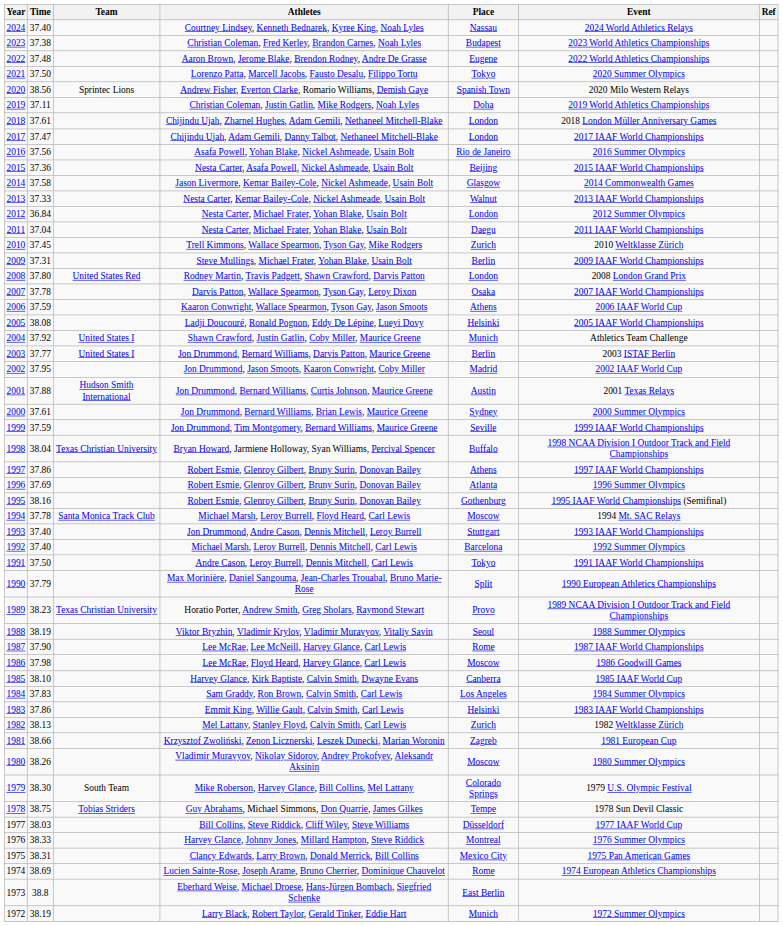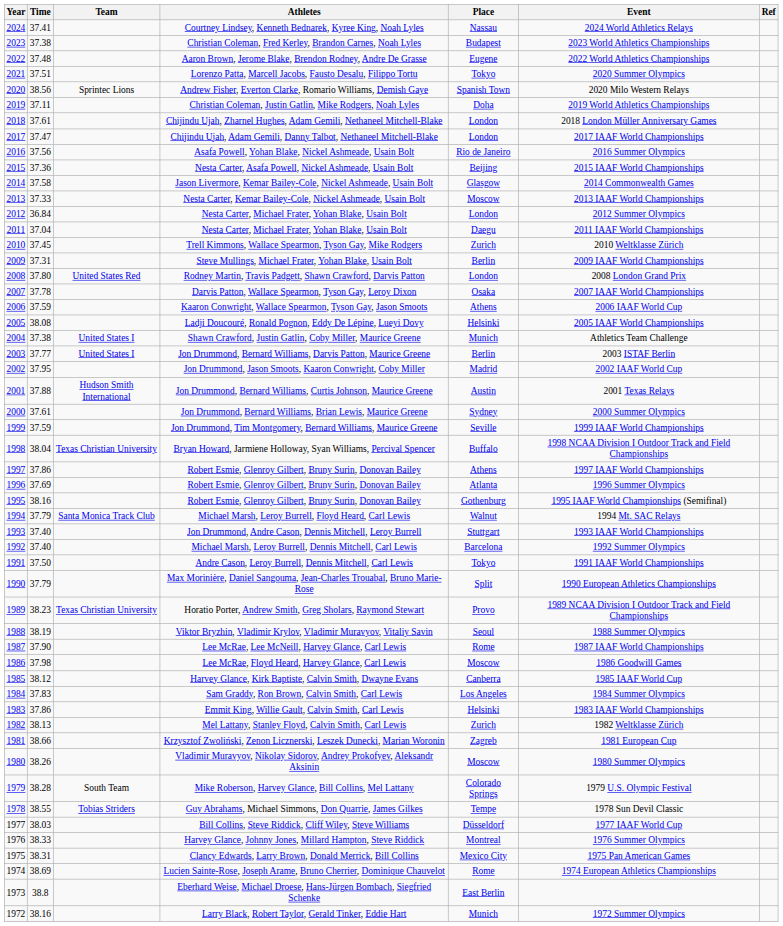(40, 27) 37.40 -> (40, 27) 37.41
(40, 74) 37.50 -> (40, 74) 37.51
(483, 198) Walnut -> (483, 198) Moscow
(40, 338) 37.92 -> (40, 338) 37.38
(40, 516) 37.78 -> (40, 516) 37.79
(483, 516) Moscow -> (483, 516) Walnut
(40, 678) 38.10 -> (40, 678) 38.12
(40, 788) 38.30 -> (40, 788) 38.28
(40, 809) 38.75 -> (40, 809) 38.55
(40, 914) 38.19 -> (40, 914) 38.16
